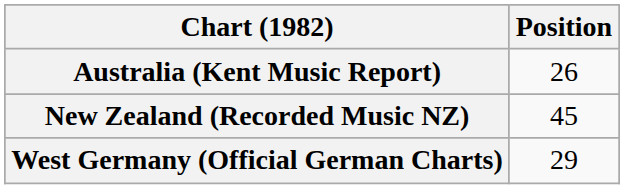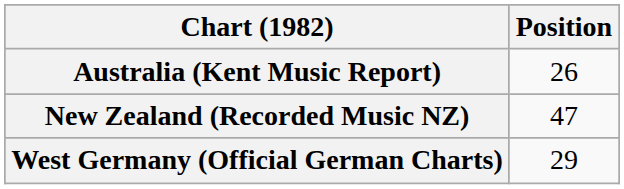(564, 115) 45 -> (564, 115) 47
